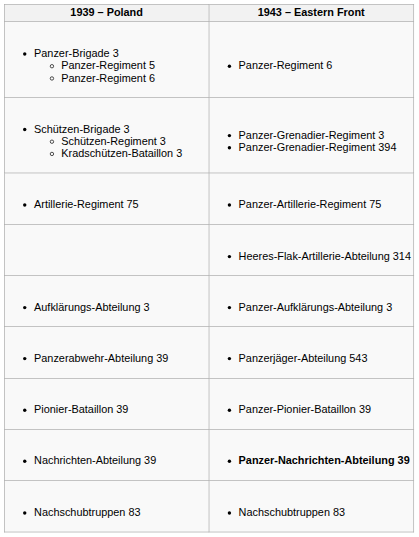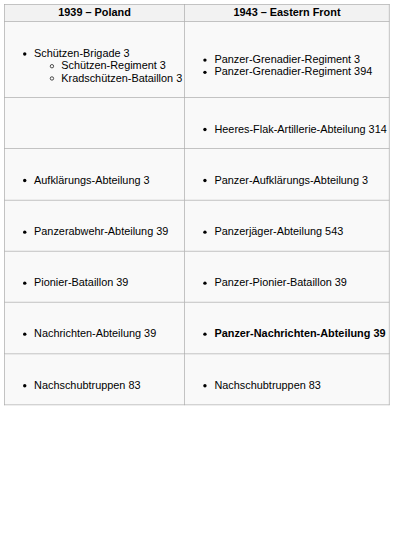- row: (107, 66)
- row: (107, 205)
